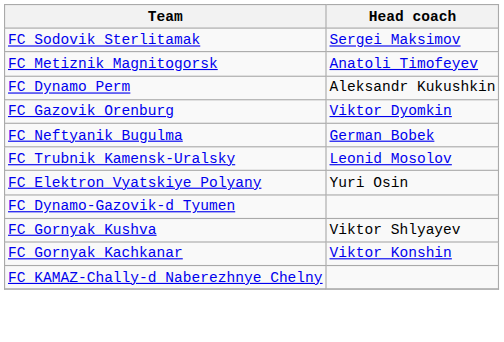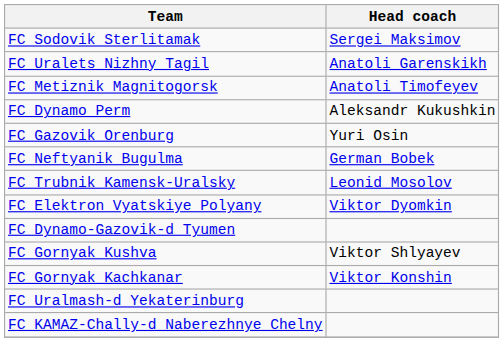+ row: (109, 64)
(391, 111) Viktor Dyomkin -> (369, 135) Yuri Osin
(369, 183) Yuri Osin -> (391, 206) Viktor Dyomkin
+ row: (126, 301)
